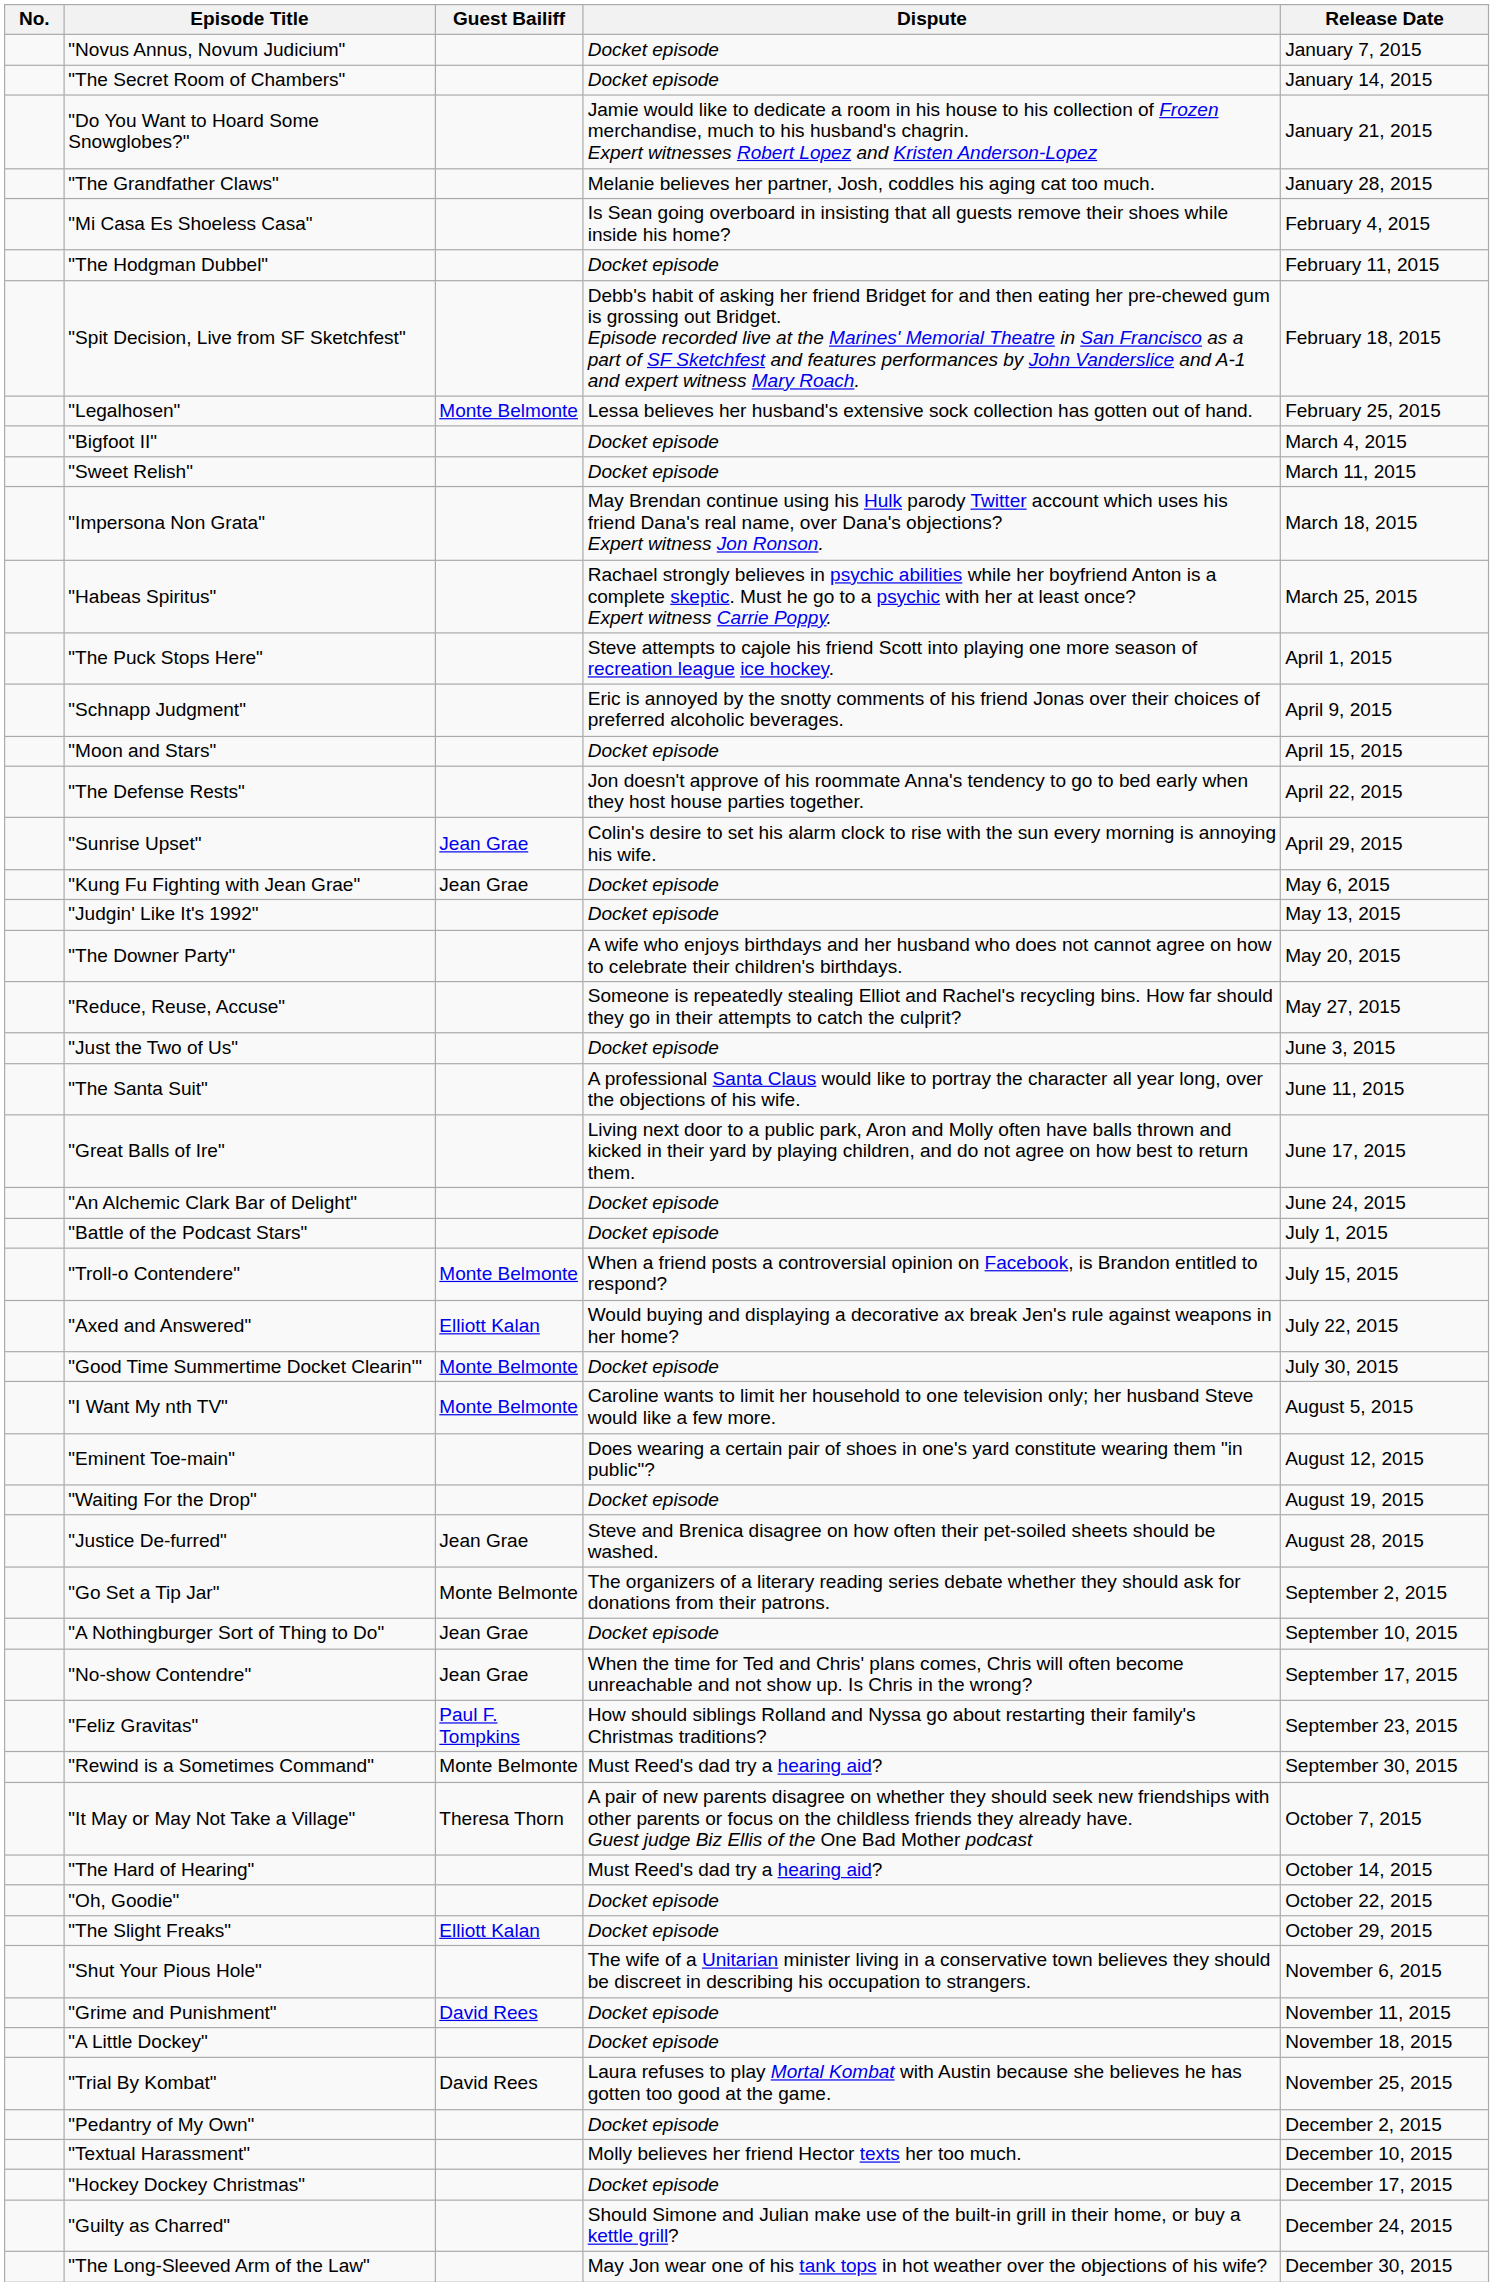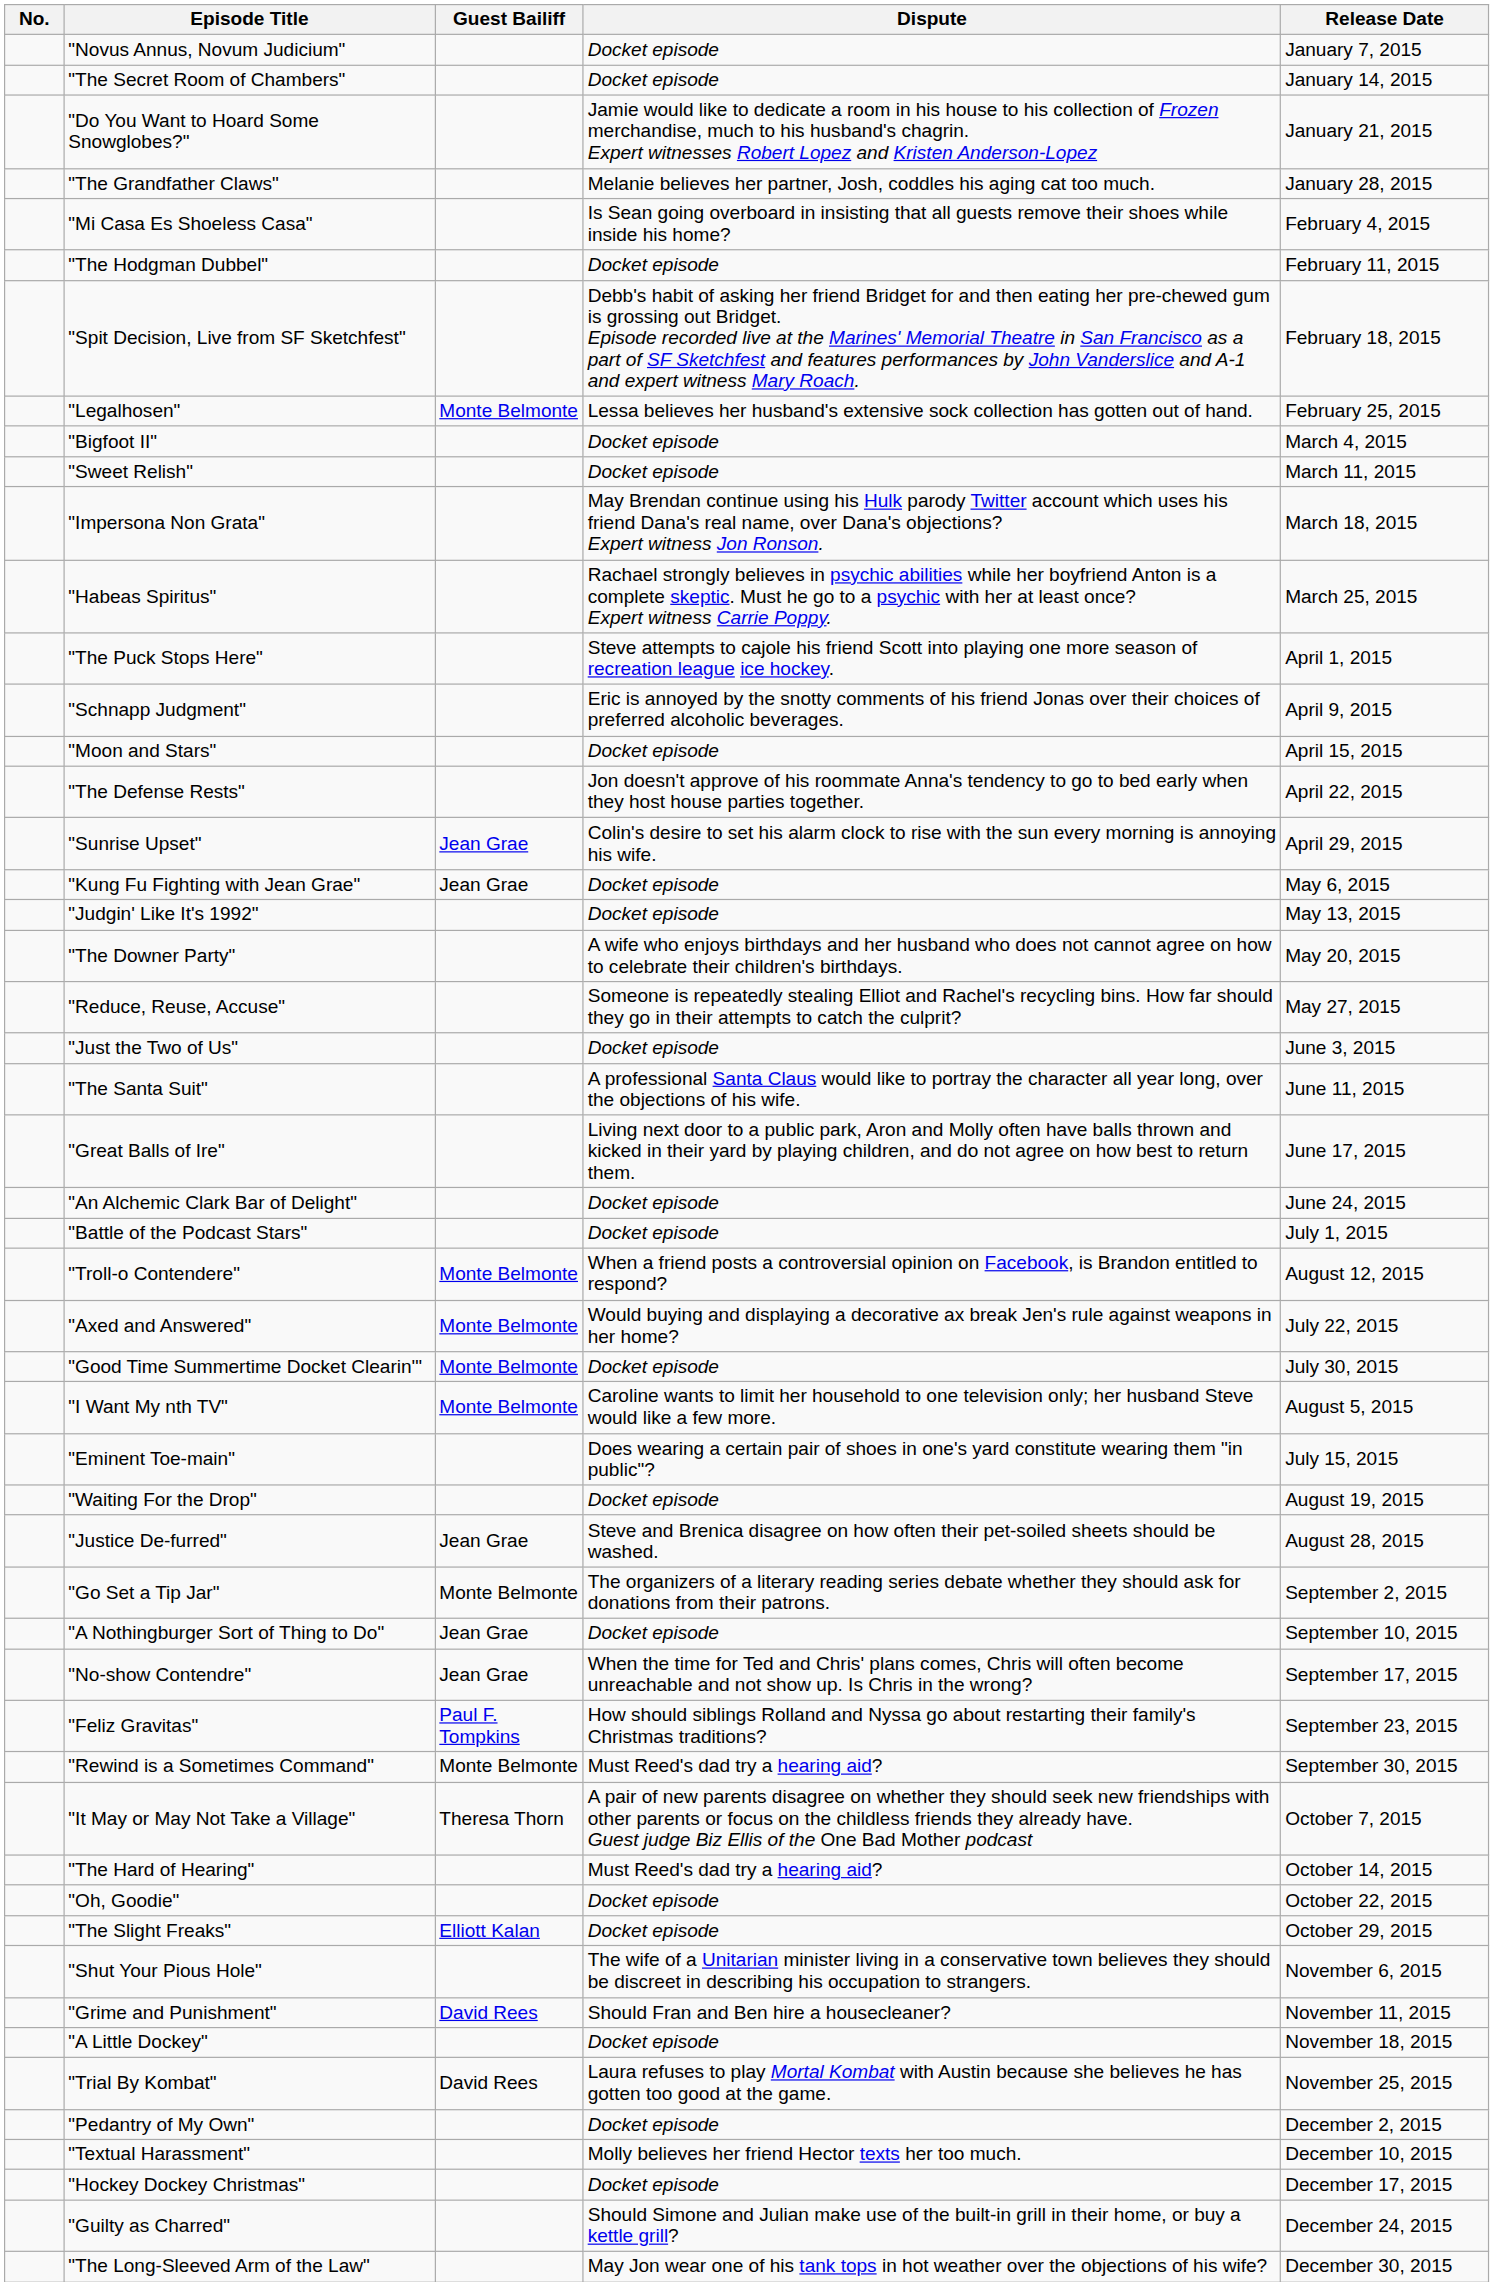(1342, 1274) July 15, 2015 -> (1354, 1274) August 12, 2015
(490, 1325) Elliott Kalan -> (509, 1325) Monte Belmonte
(1354, 1459) August 12, 2015 -> (1342, 1459) July 15, 2015
(653, 2012) Docket episode -> (769, 2012) Should Fran and Ben hire a housecleaner?
